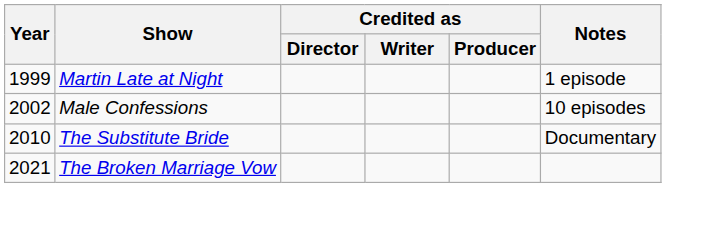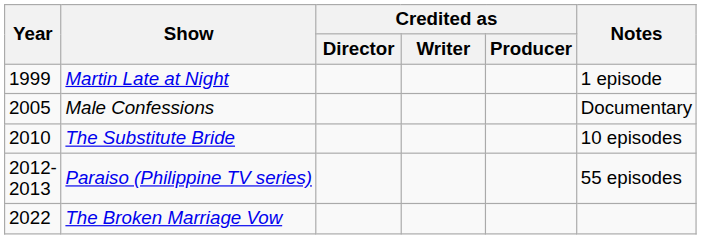(30, 108) 2002 -> (30, 108) 2005
(595, 108) 10 episodes -> (636, 108) Documentary
(600, 138) Documentary -> (631, 138) 10 episodes
+ row: (189, 178)
(30, 167) 2021 -> (30, 218) 2022
